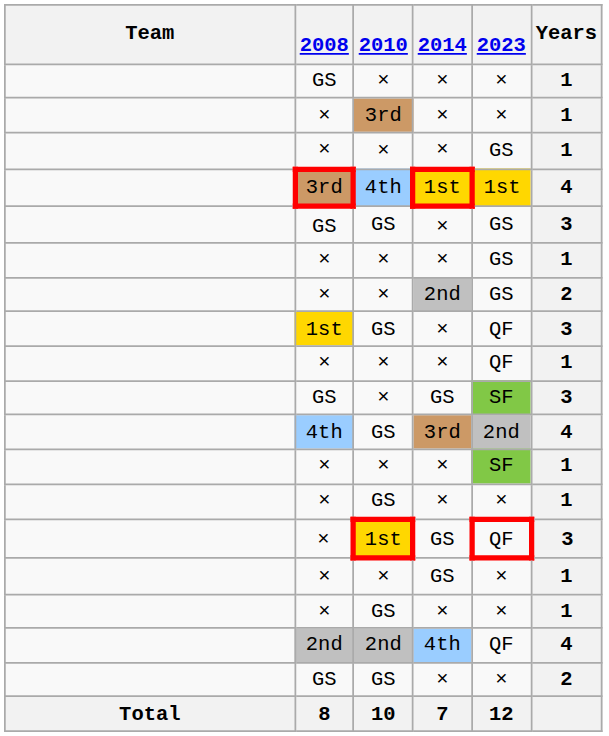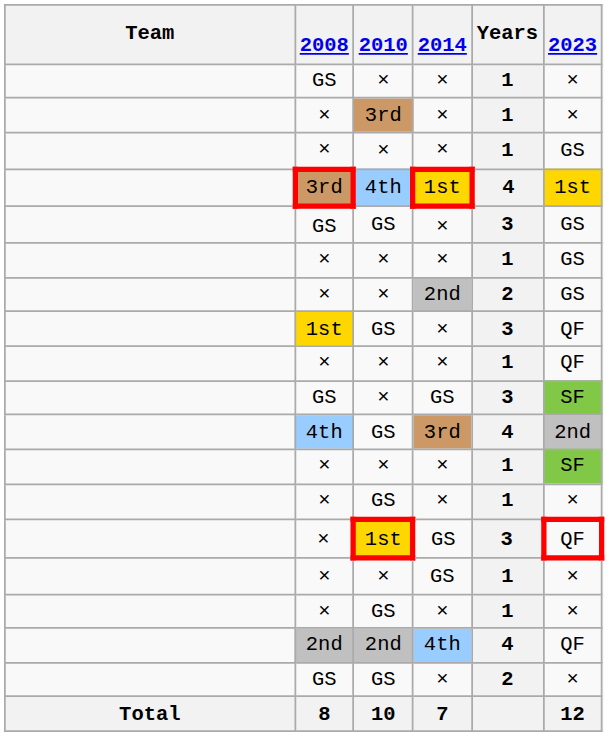columns swapped: (501, 46) <-> (566, 34)
